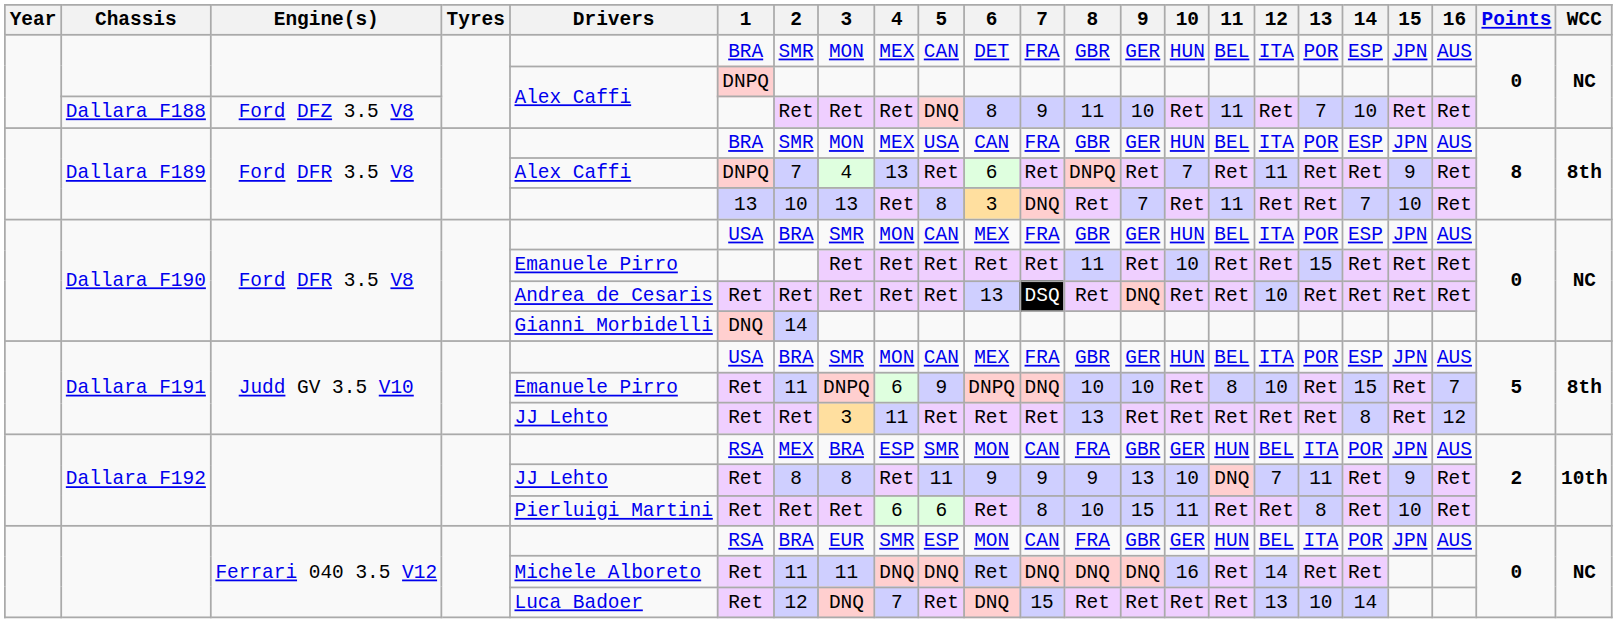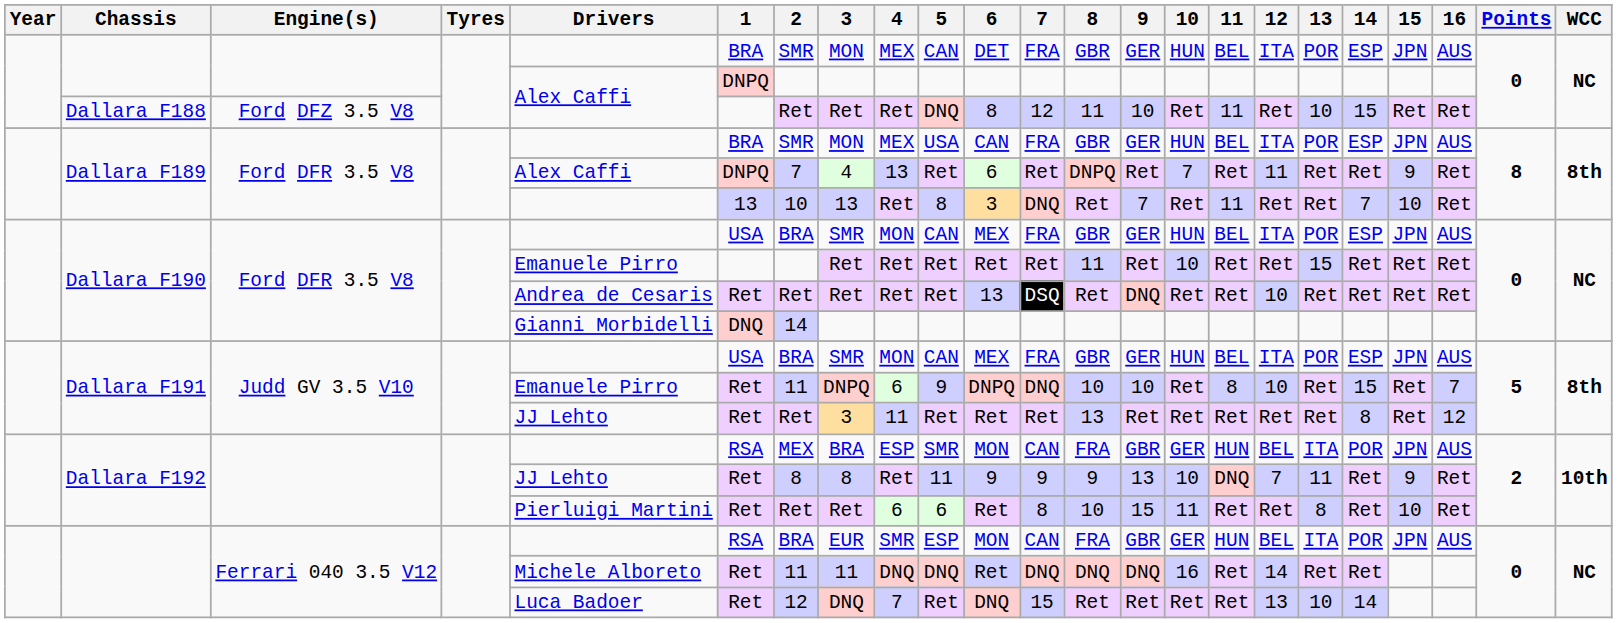(1042, 112) 9 -> (1042, 112) 12
(1321, 112) 7 -> (1321, 112) 10
(1365, 112) 10 -> (1365, 112) 15
